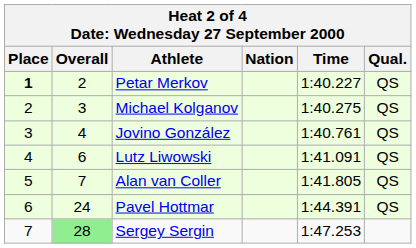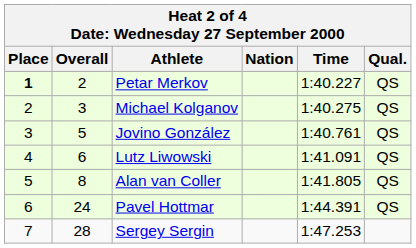(82, 132) 4 -> (82, 132) 5
(82, 181) 7 -> (82, 181) 8
(82, 231) lightgreen background -> (82, 231) no background
